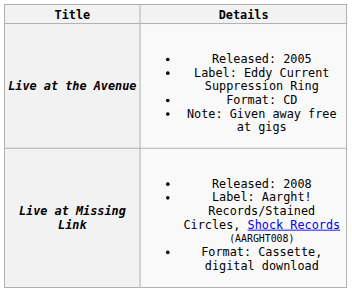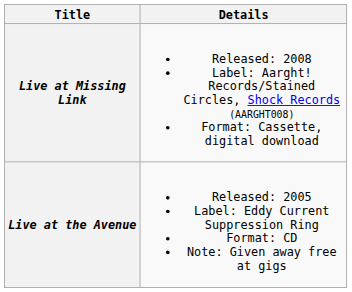rows swapped: (72, 86) <-> (72, 218)
